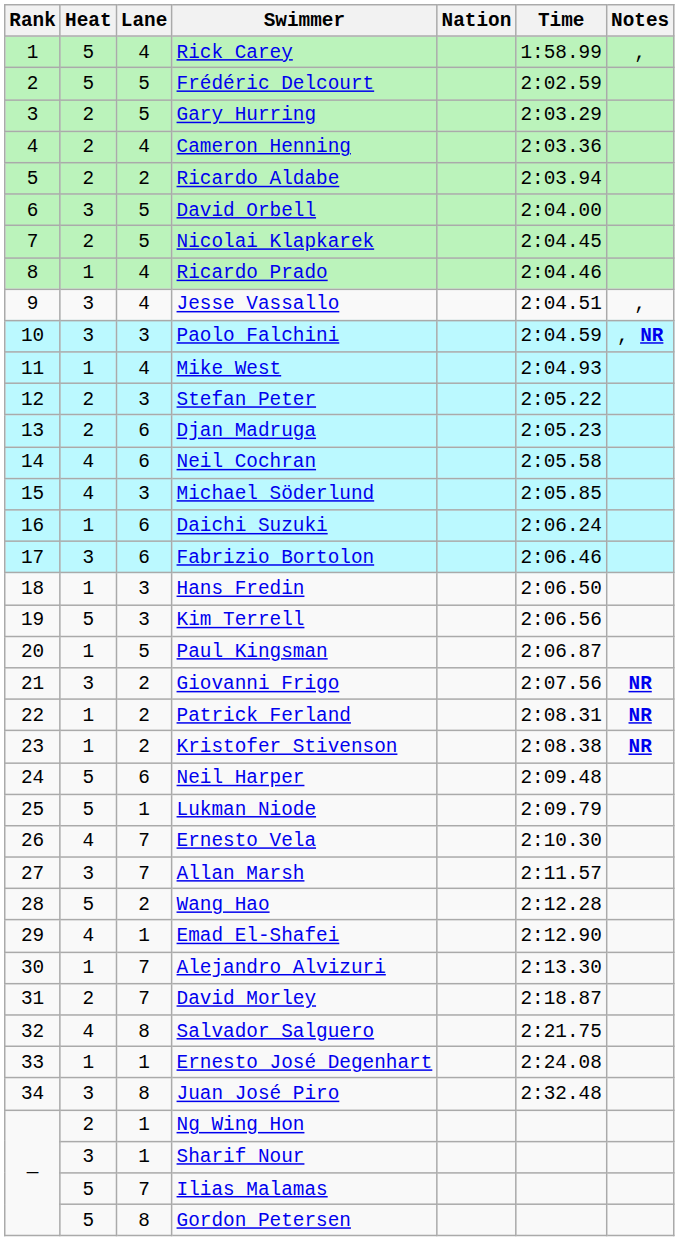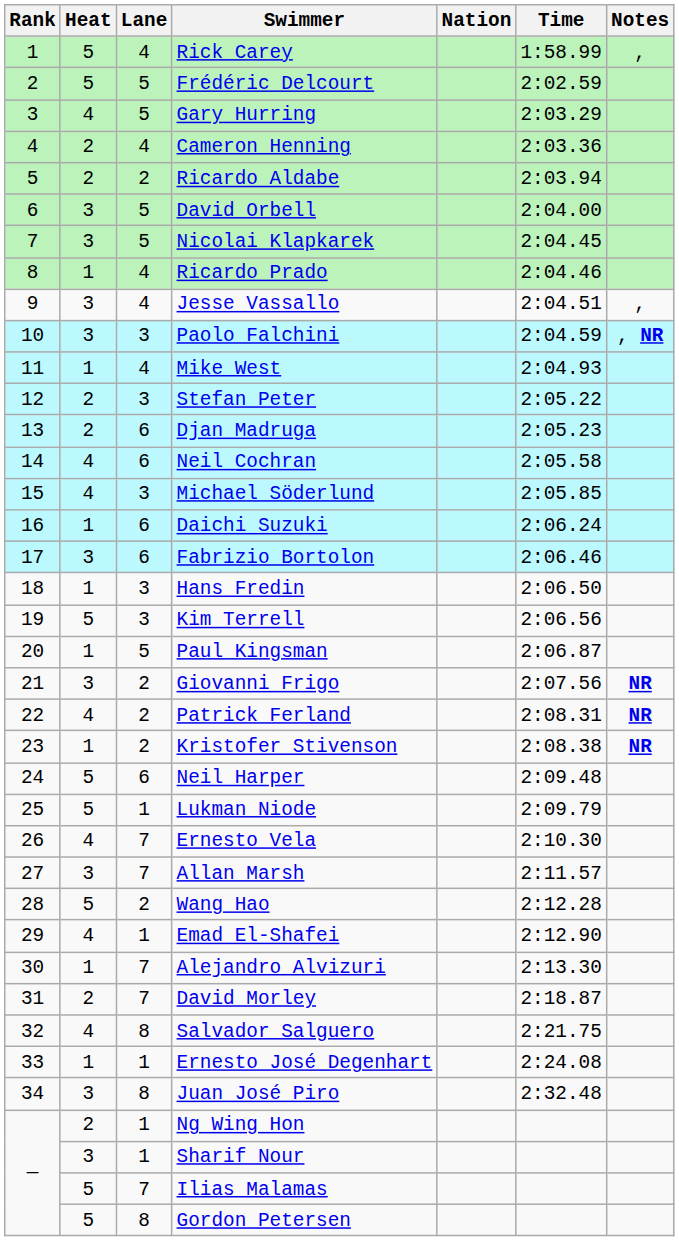(88, 115) 2 -> (88, 115) 4
(88, 242) 2 -> (88, 242) 3
(88, 715) 1 -> (88, 715) 4
